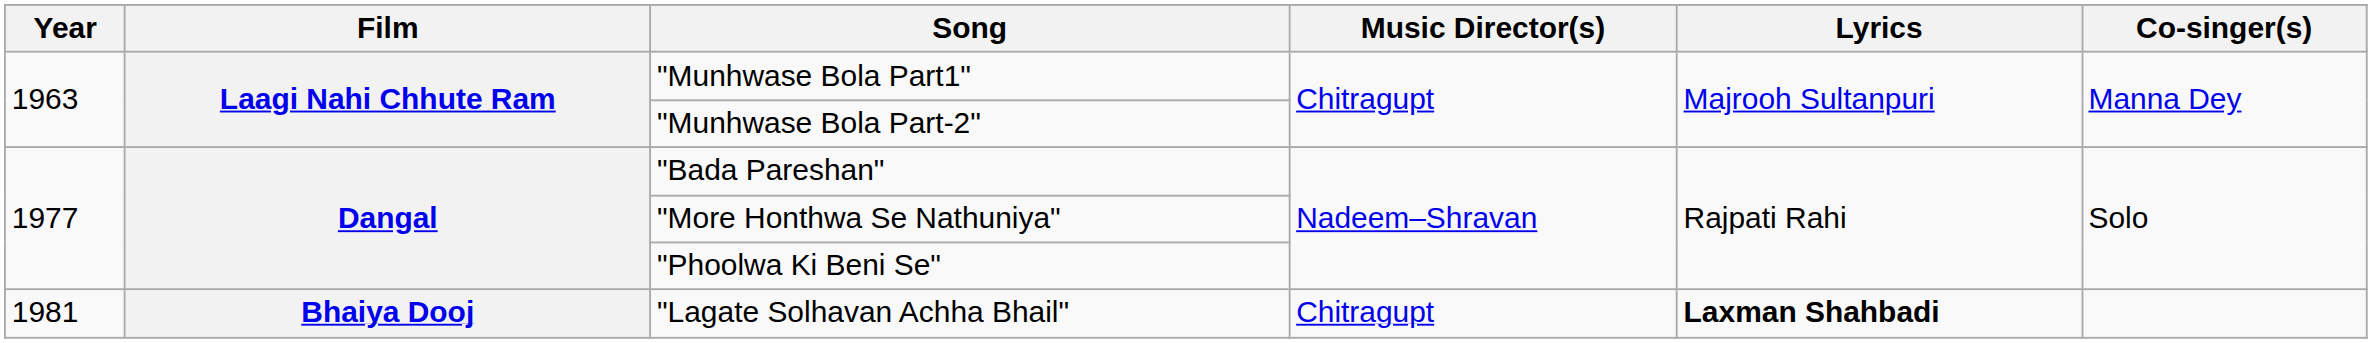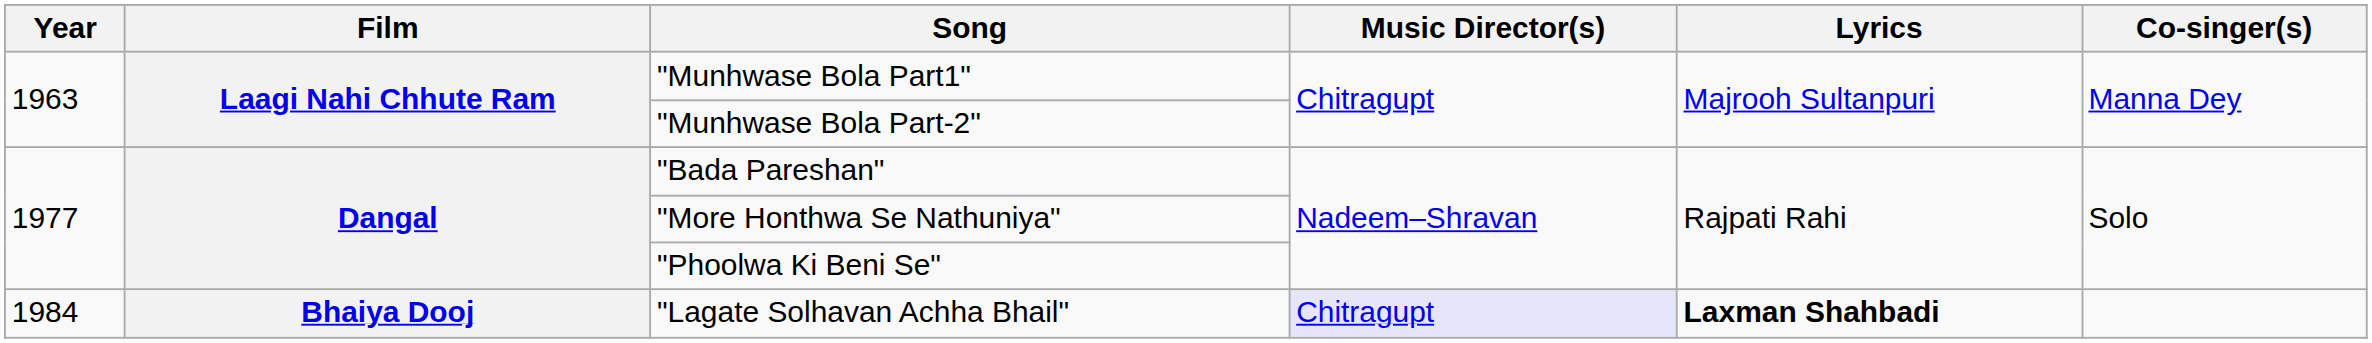(45, 312) 1981 -> (45, 312) 1984
(1365, 312) no background -> (1365, 312) lavender background
